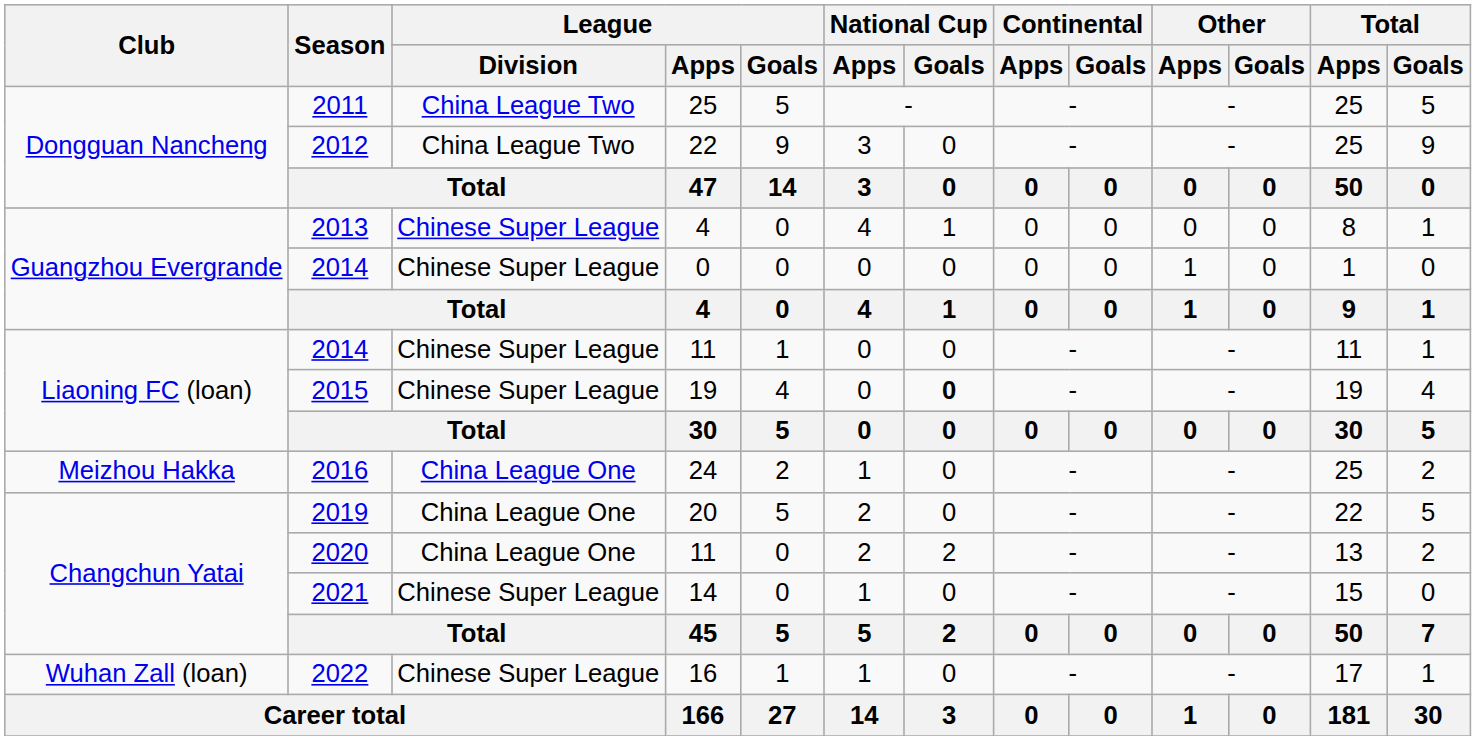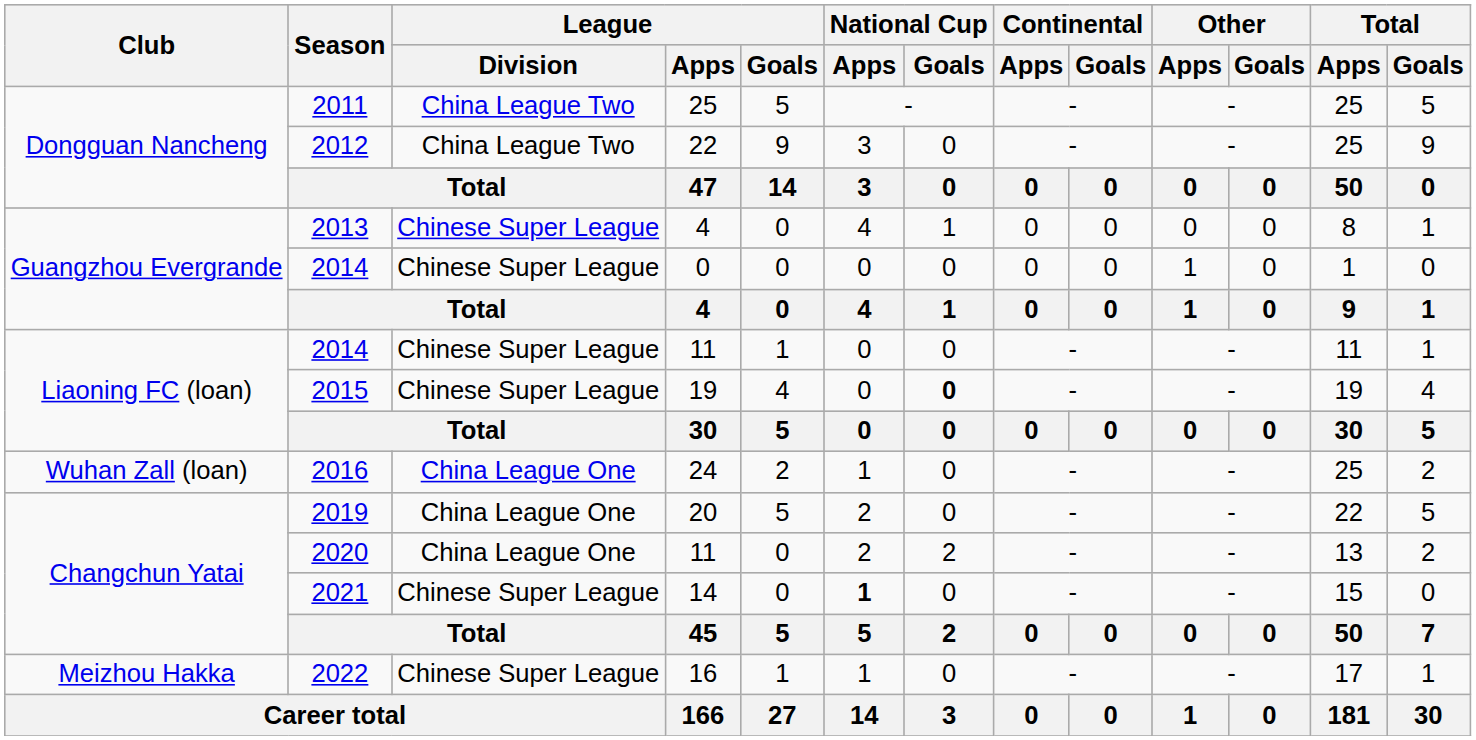(147, 471) Meizhou Hakka -> (147, 471) Wuhan Zall (loan)
(864, 593) normal -> (864, 593) bold
(147, 674) Wuhan Zall (loan) -> (147, 674) Meizhou Hakka
